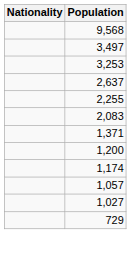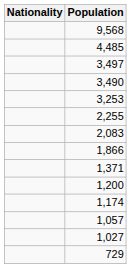+ row: (110, 47)
+ row: (110, 82)
- row: (110, 82)
+ row: (110, 151)
